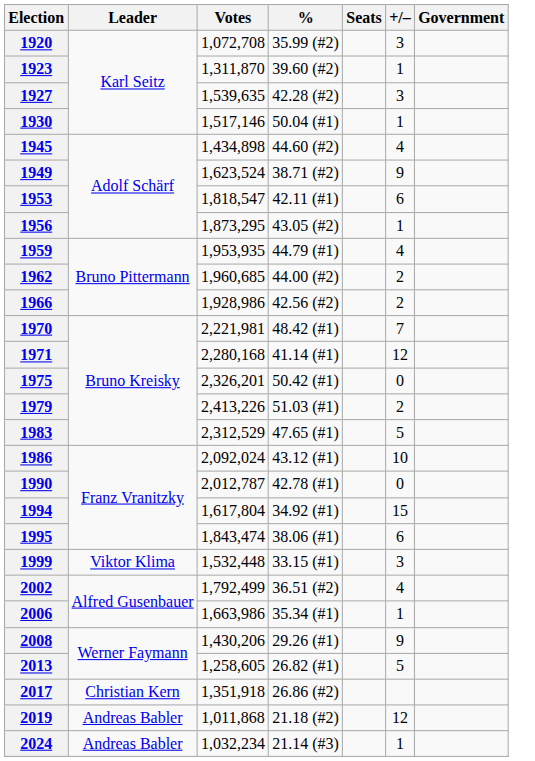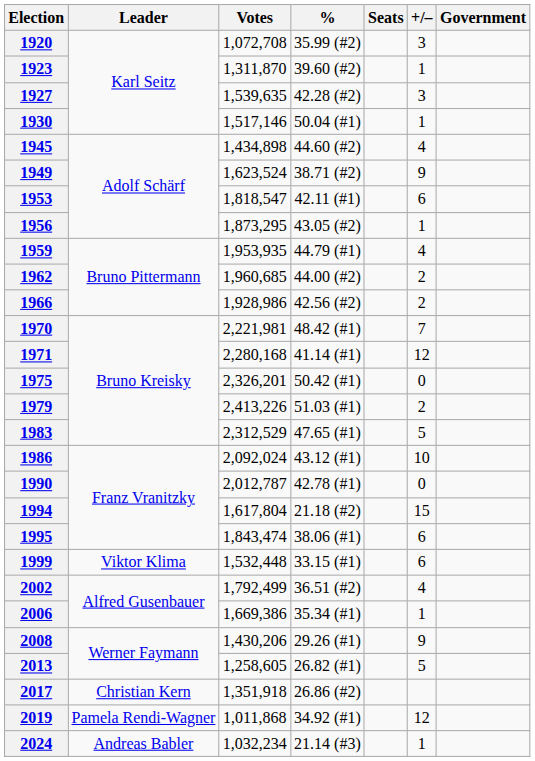(306, 509) 34.92 (#1) -> (327, 509) 21.18 (#2)
(400, 561) 3 -> (422, 561) 6
(233, 613) 1,663,986 -> (255, 613) 1,669,386
(133, 717) Andreas Babler -> (143, 717) Pamela Rendi-Wagner
(306, 717) 21.18 (#2) -> (327, 717) 34.92 (#1)
